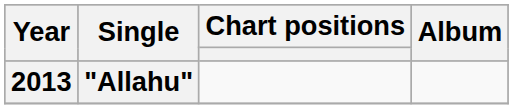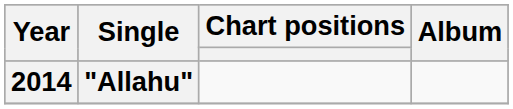(41, 81) 2013 -> (41, 81) 2014
